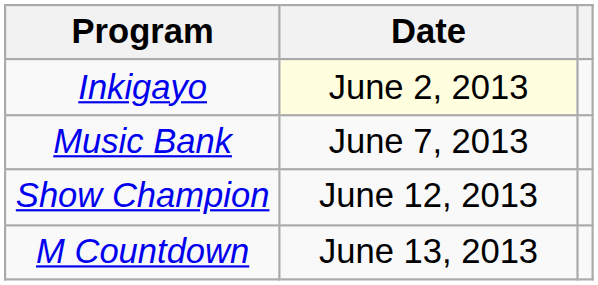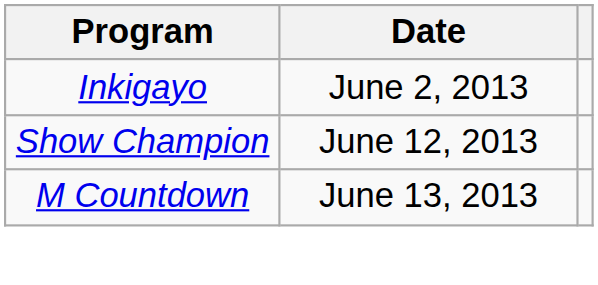(429, 86) lightyellow background -> (429, 86) no background
- row: (143, 141)
